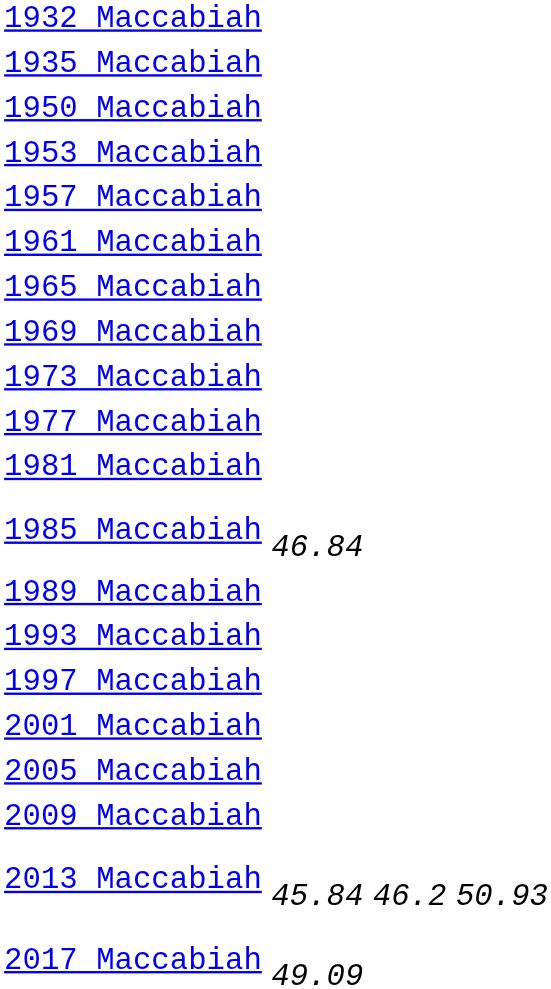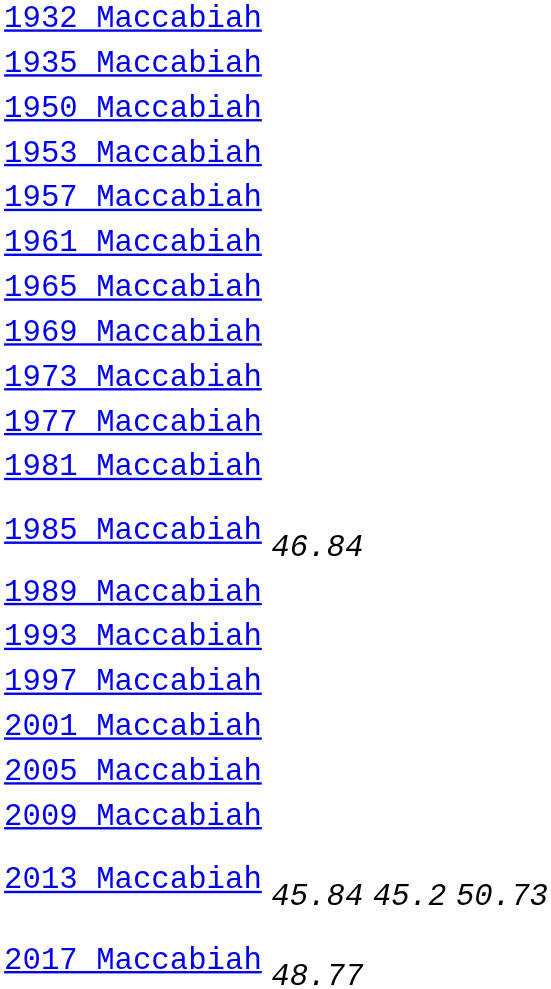(410, 897) 46.2 -> (410, 897) 45.2
(502, 897) 50.93 -> (502, 897) 50.73
(317, 977) 49.09 -> (317, 977) 48.77
